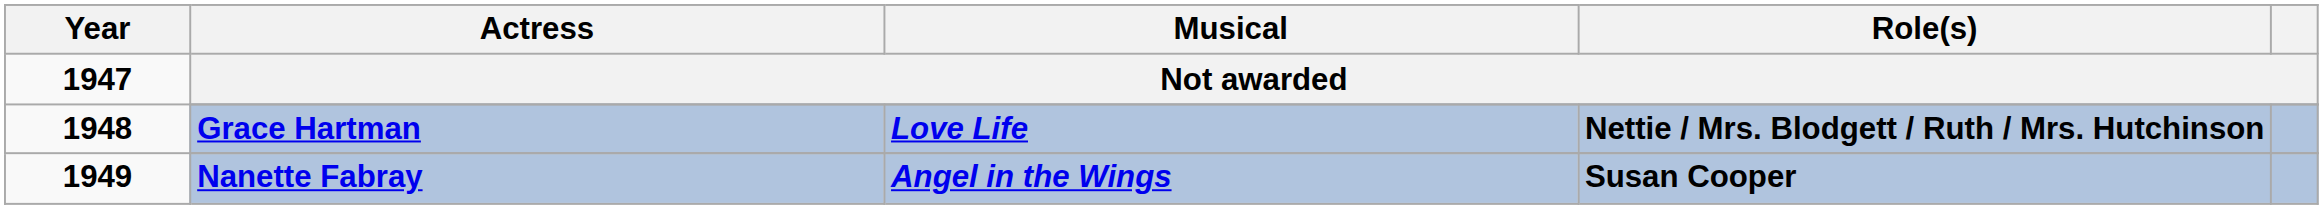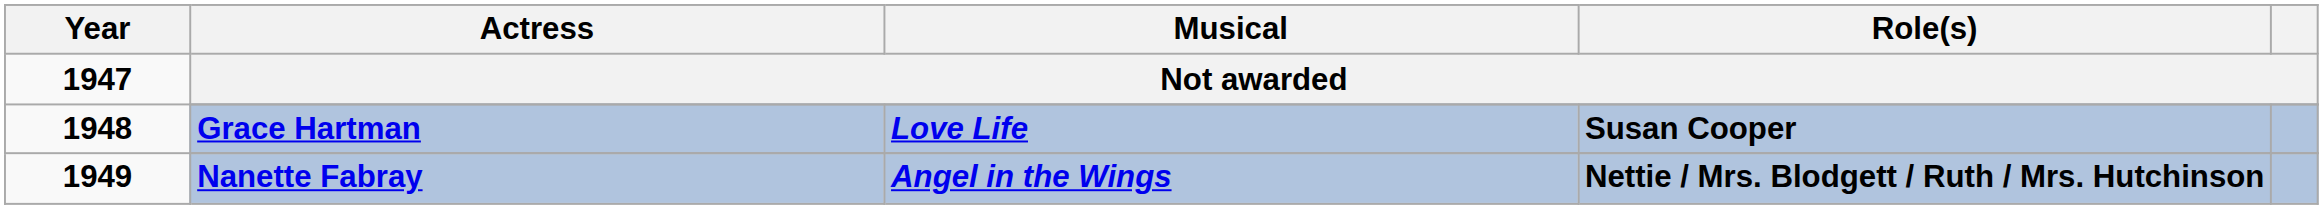(1925, 128) Nettie / Mrs. Blodgett / Ruth / Mrs. Hutchinson -> (1691, 128) Susan Cooper
(1691, 177) Susan Cooper -> (1925, 177) Nettie / Mrs. Blodgett / Ruth / Mrs. Hutchinson
